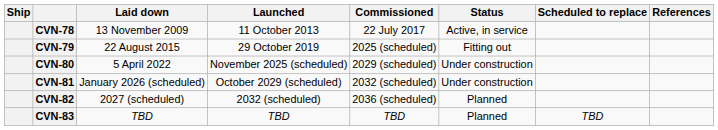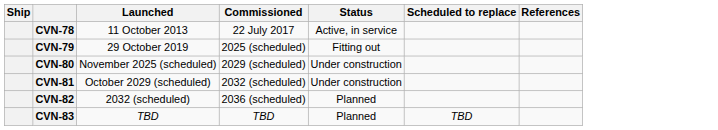- column: (142, 13)
